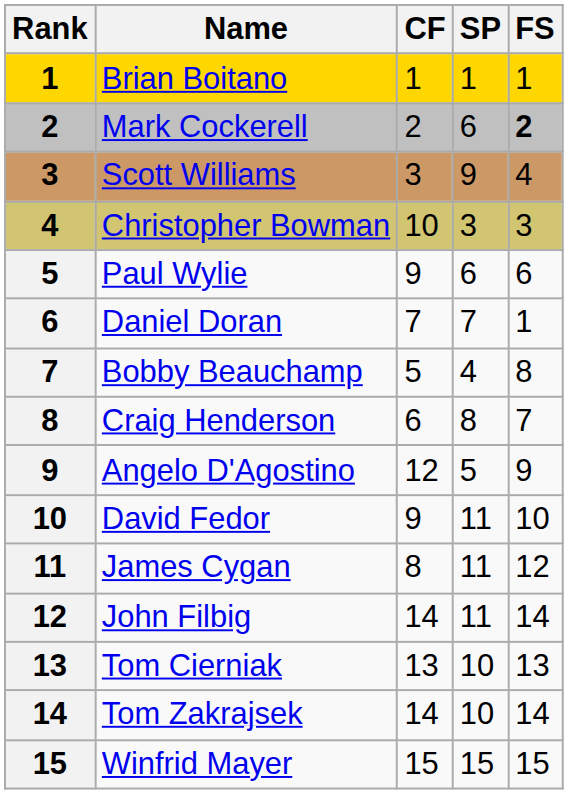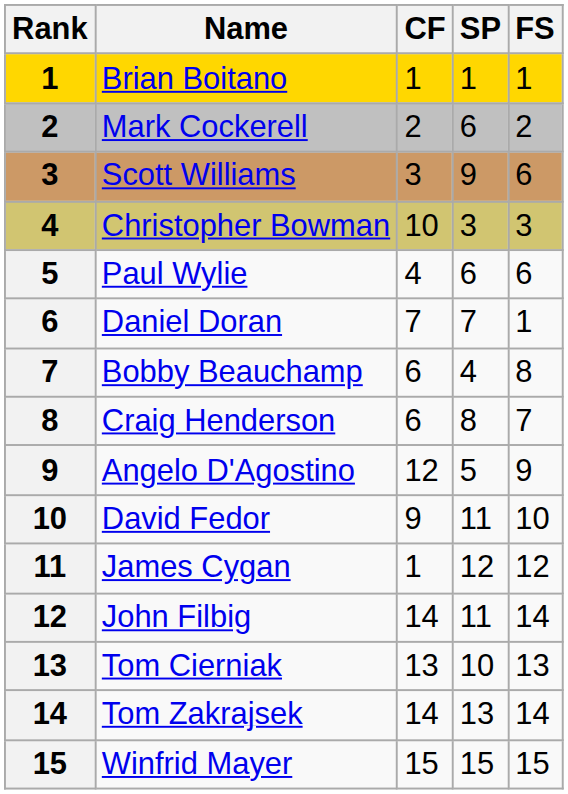(524, 126) bold -> (524, 126) normal
(524, 175) 4 -> (524, 175) 6
(413, 273) 9 -> (413, 273) 4
(413, 371) 5 -> (413, 371) 6
(413, 567) 8 -> (413, 567) 1
(476, 567) 11 -> (477, 567) 12
(477, 714) 10 -> (477, 714) 13
